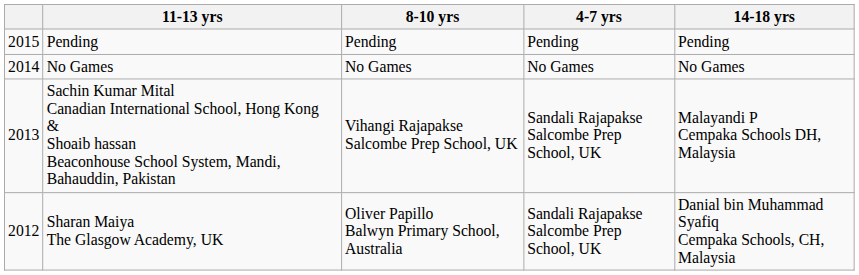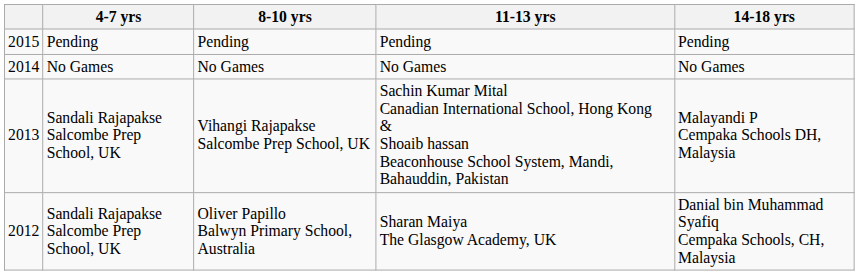columns swapped: (599, 16) <-> (192, 16)
